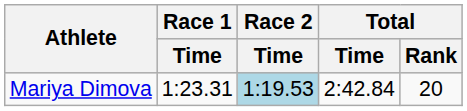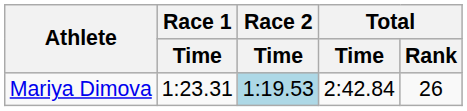(431, 89) 20 -> (431, 89) 26
